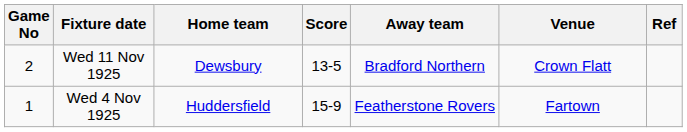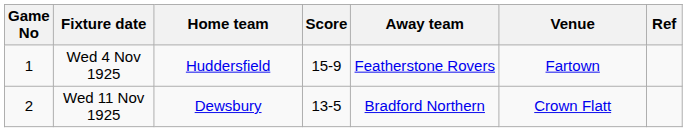rows swapped: (104, 106) <-> (104, 65)
